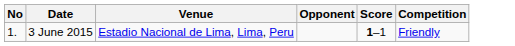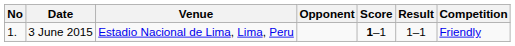+ column: (416, 13)
